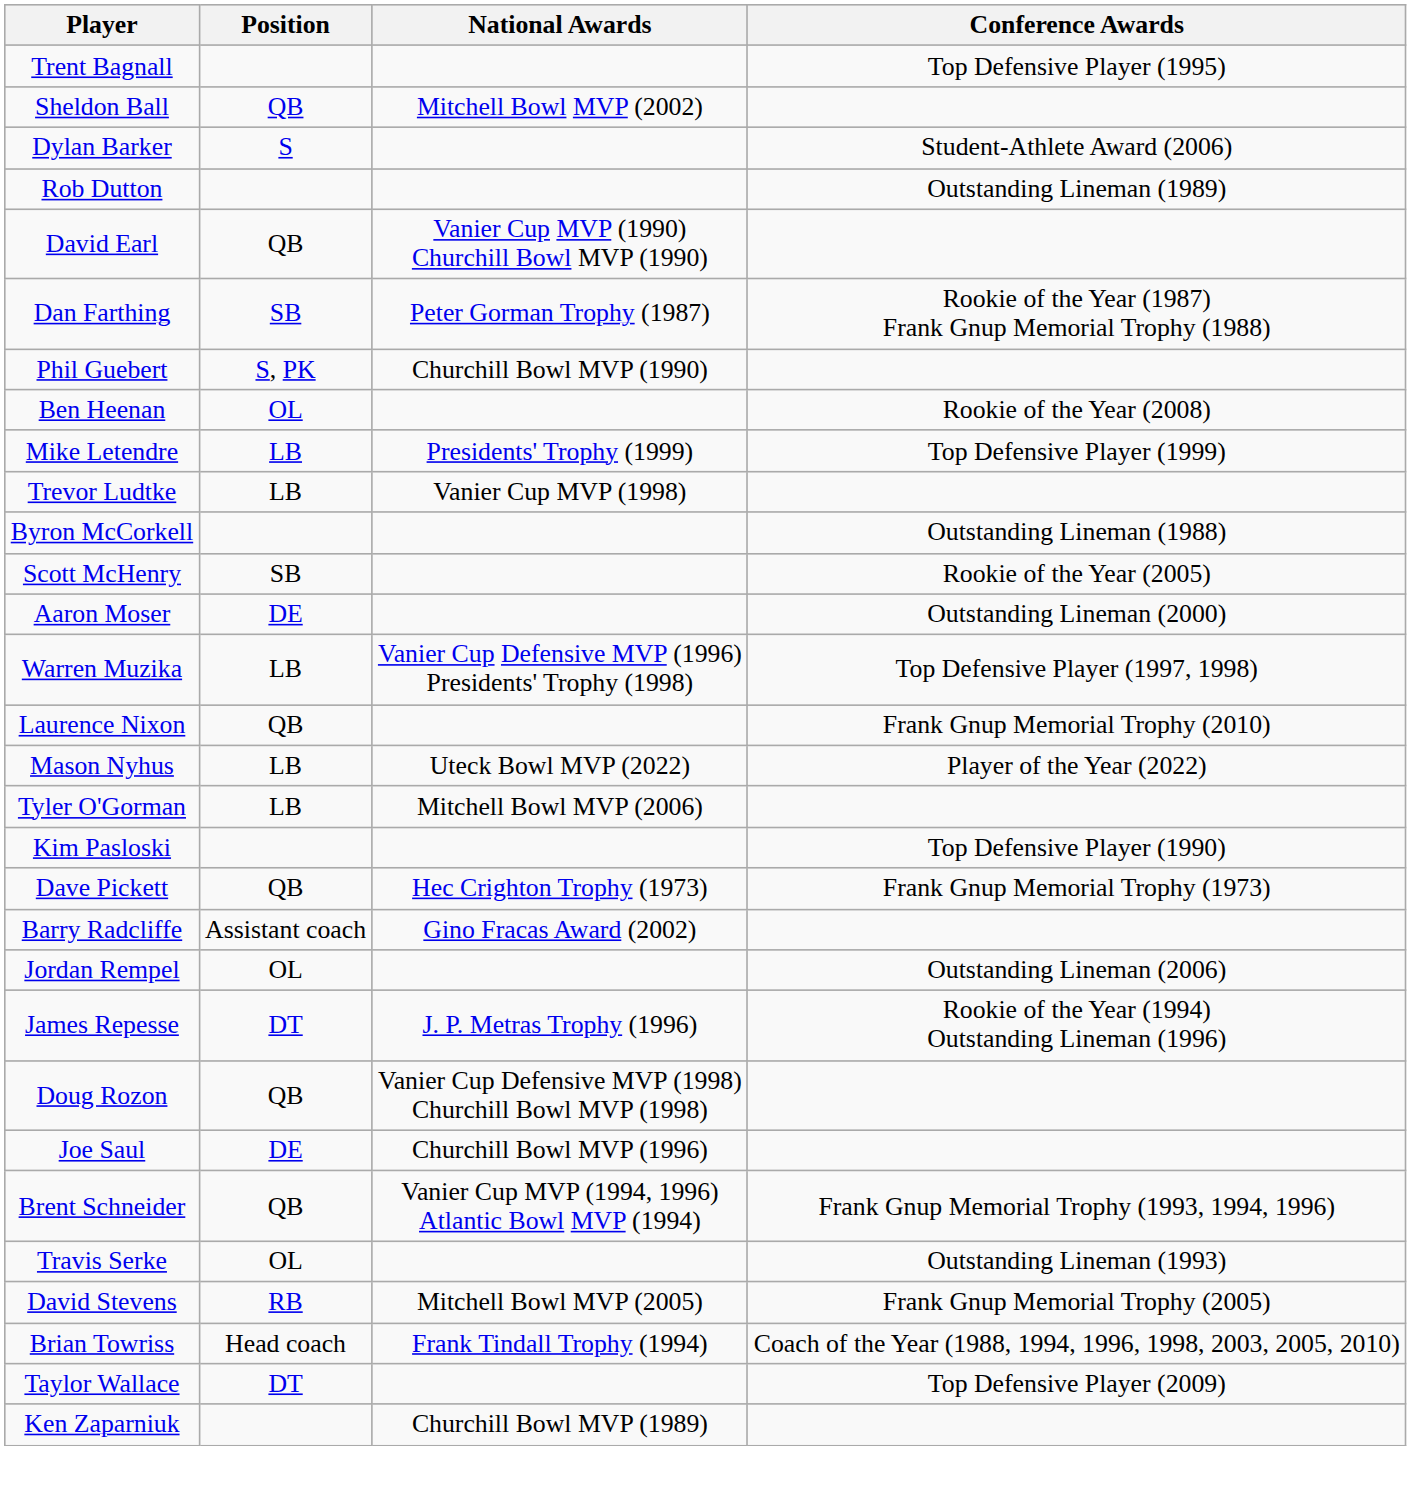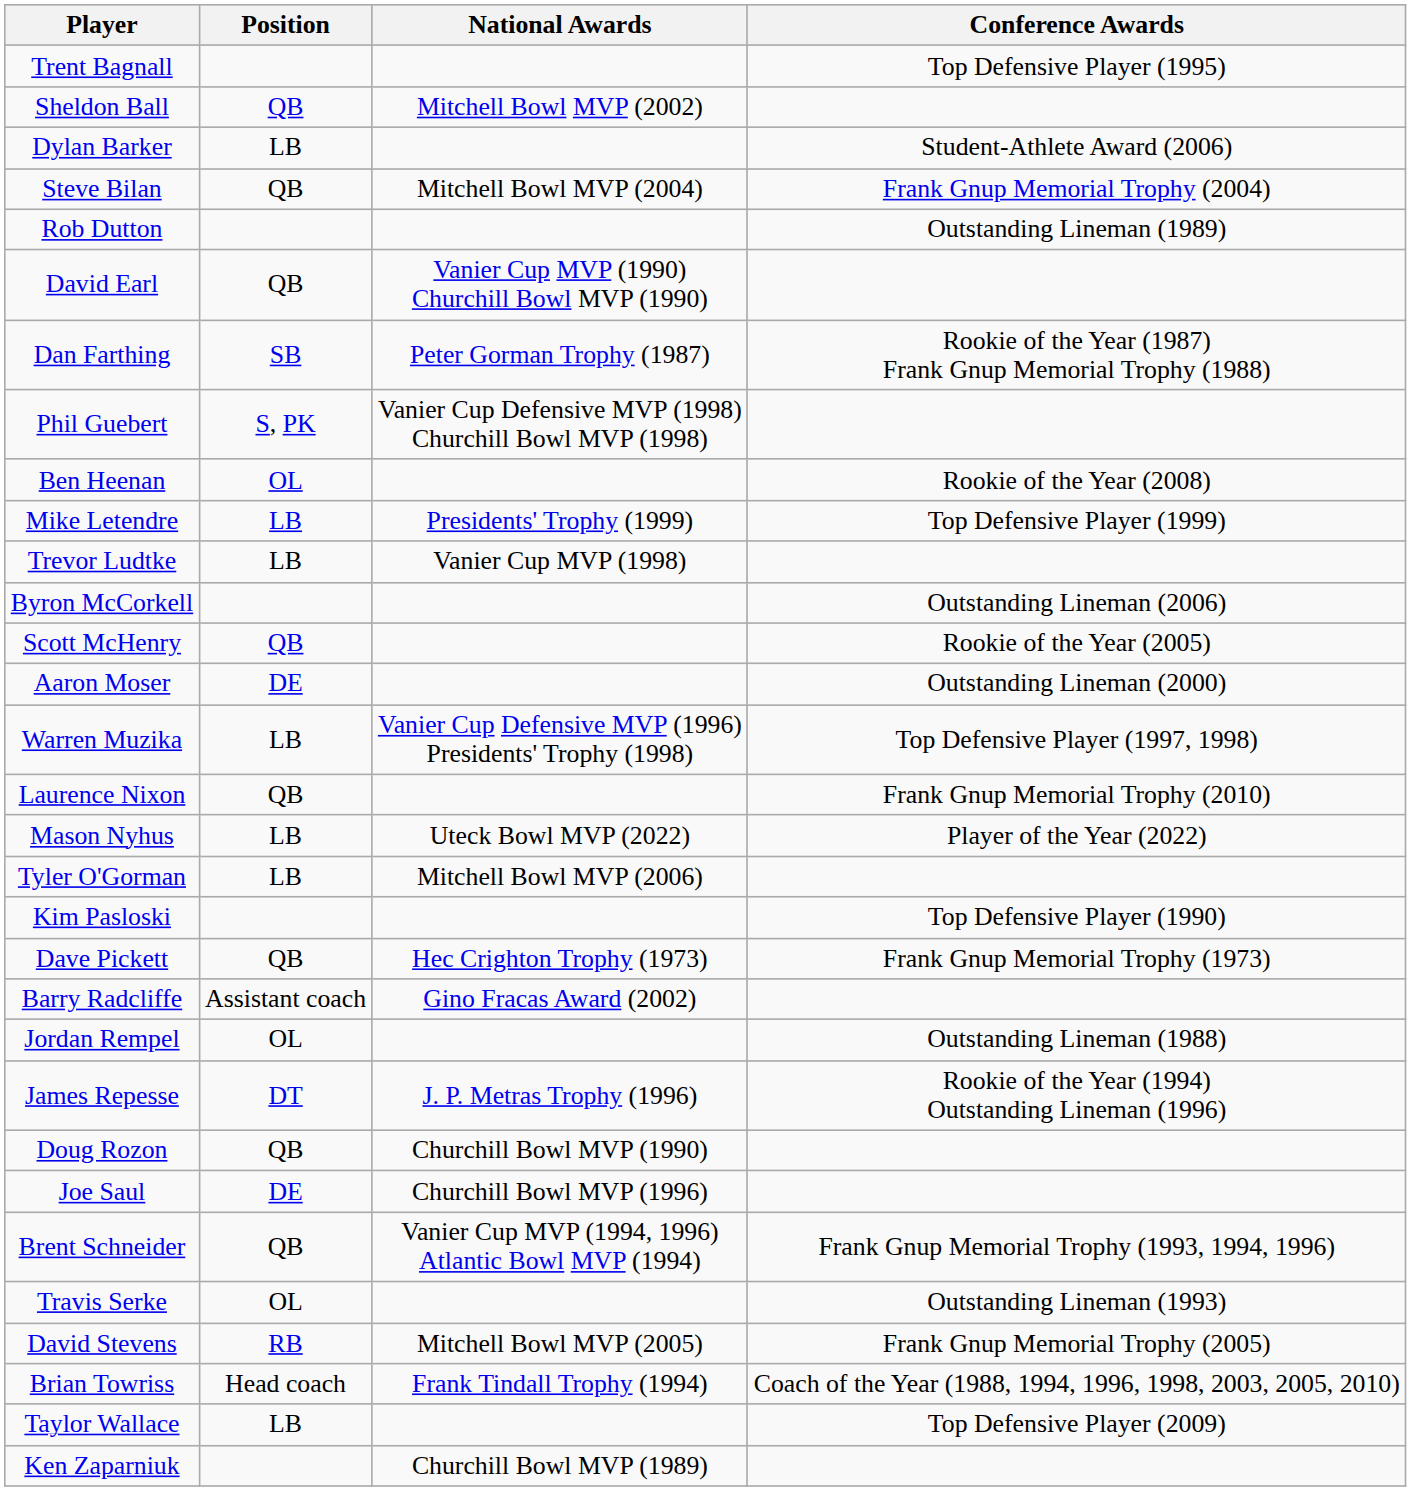(286, 147) S -> (286, 147) LB
+ row: (102, 188)
(560, 368) Churchill Bowl MVP (1990) -> (560, 424) Vanier Cup Defensive MVP (1998) Churchill Bowl MVP (1998)
(1077, 532) Outstanding Lineman (1988) -> (1077, 602) Outstanding Lineman (2006)
(286, 573) SB -> (286, 642) QB
(1077, 969) Outstanding Lineman (2006) -> (1077, 1039) Outstanding Lineman (1988)
(560, 1094) Vanier Cup Defensive MVP (1998) Churchill Bowl MVP (1998) -> (560, 1150) Churchill Bowl MVP (1990)
(286, 1383) DT -> (286, 1424) LB
